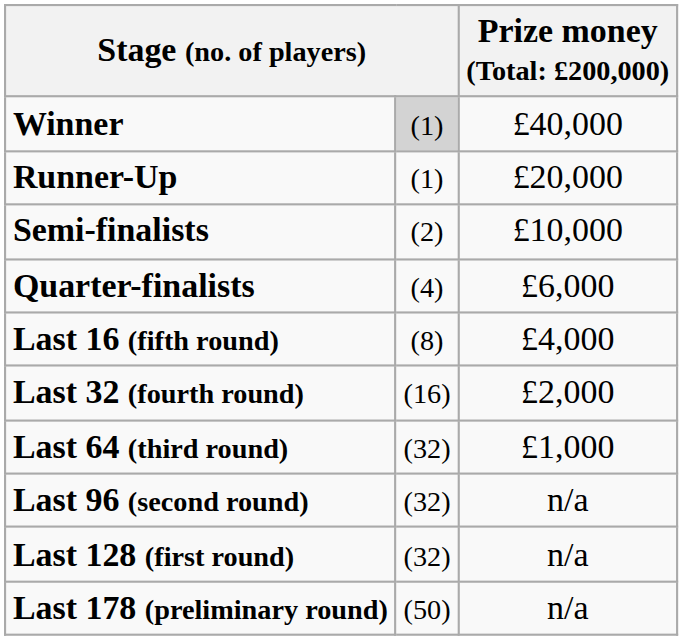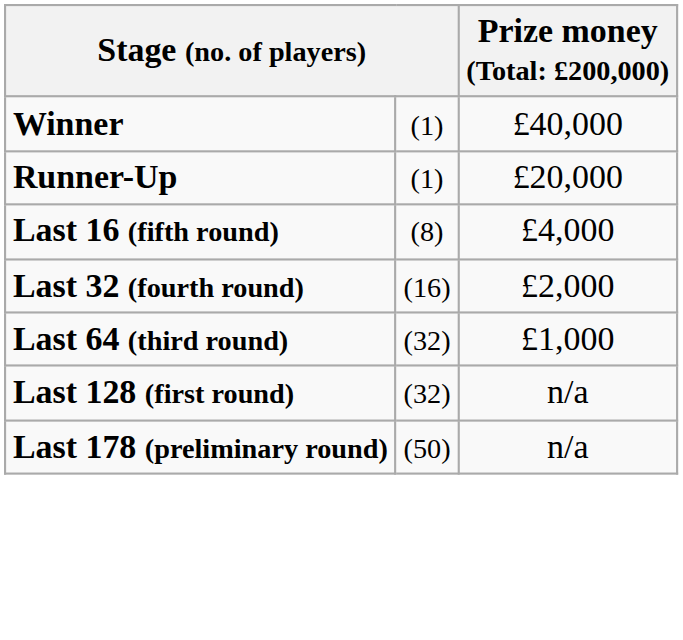(427, 125) lightgrey background -> (427, 125) no background
- row: (111, 230)
- row: (134, 284)
- row: (161, 499)
